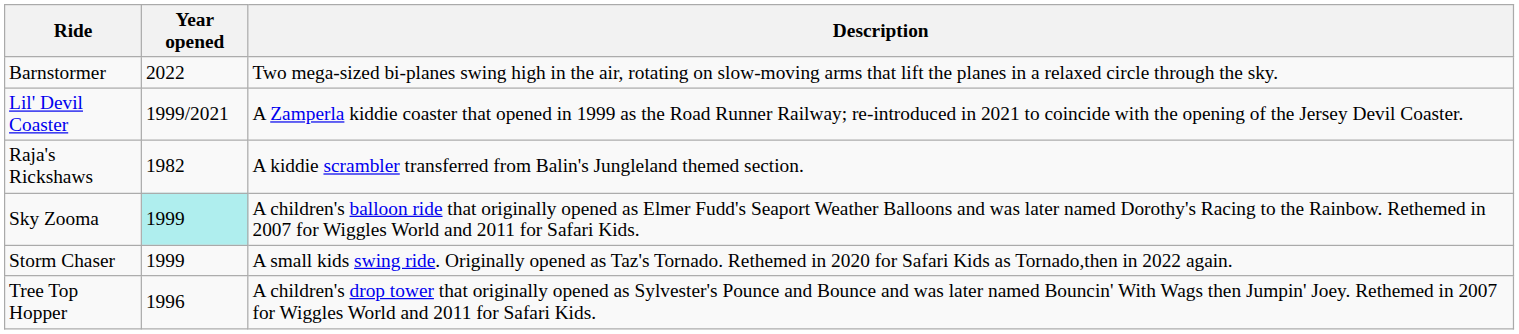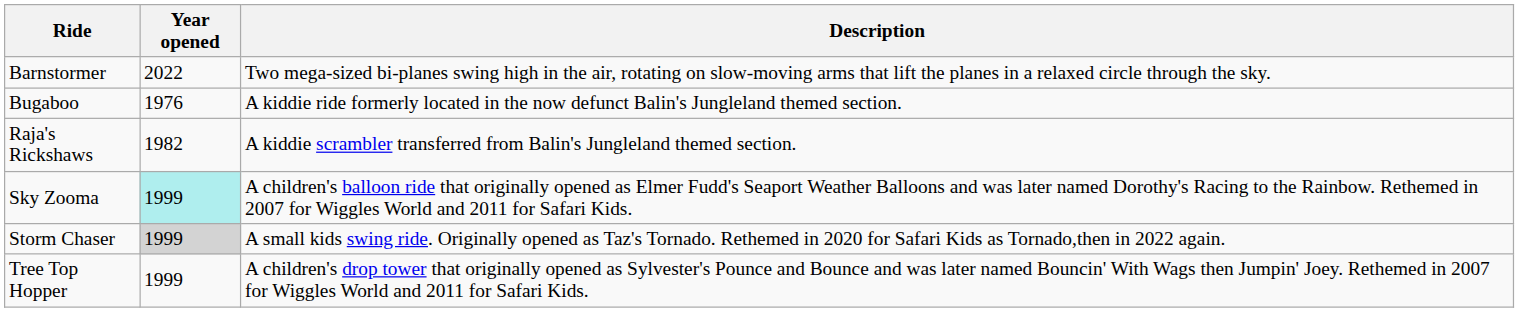+ row: (44, 103)
- row: (46, 113)
(165, 260) no background -> (163, 238) lightgrey background
(165, 302) 1996 -> (163, 280) 1999
